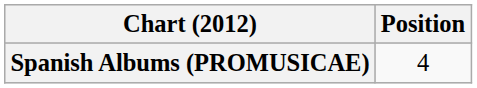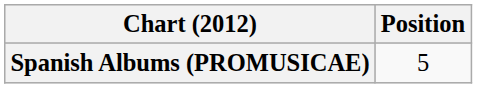(423, 62) 4 -> (423, 62) 5
